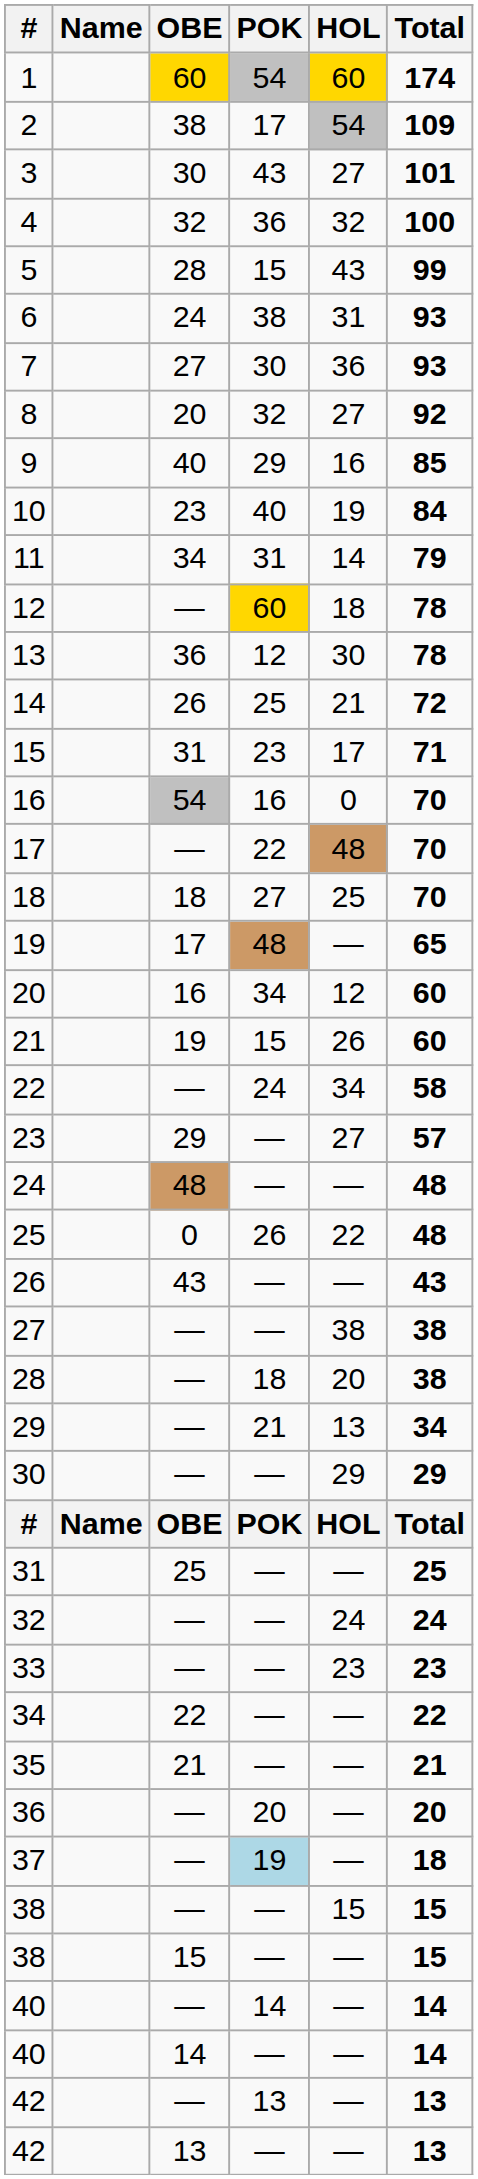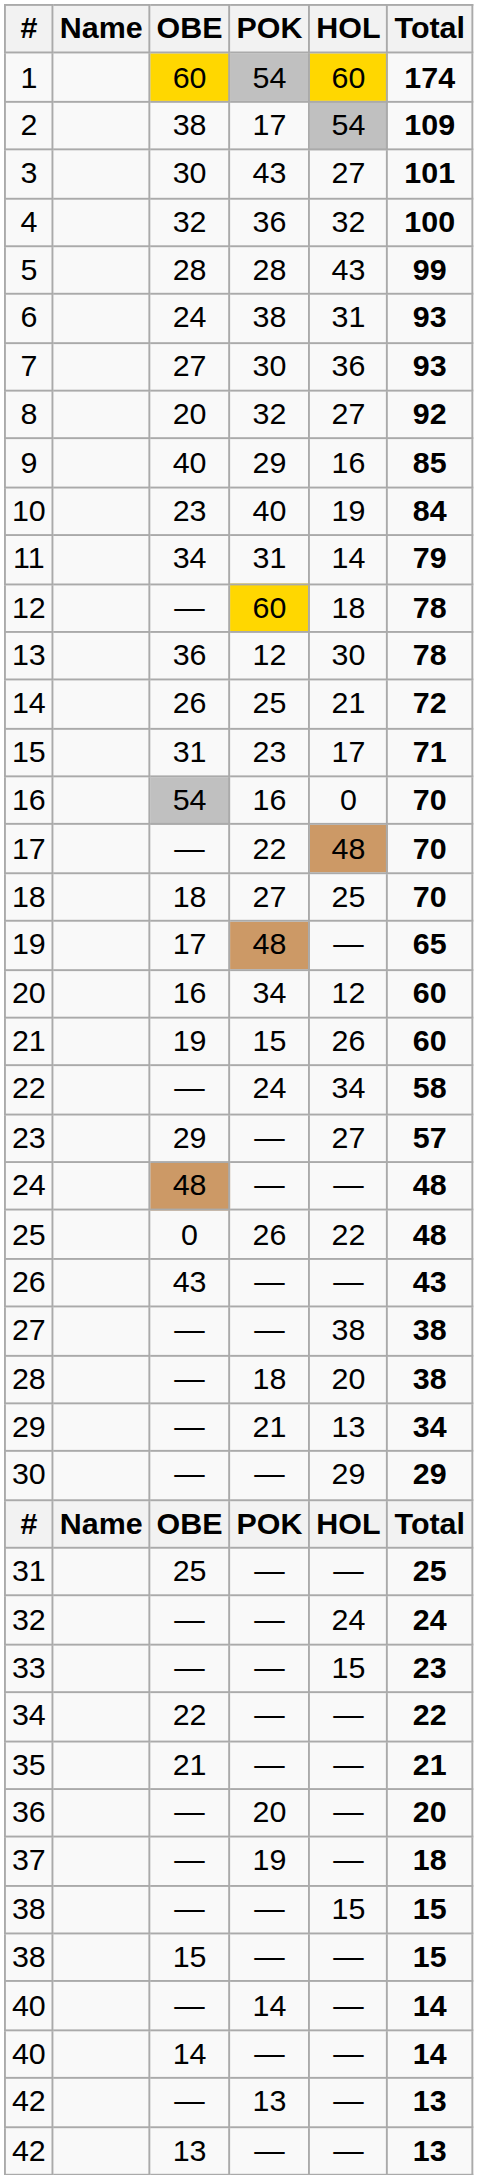(269, 269) 15 -> (269, 269) 28
(348, 1667) 23 -> (348, 1667) 15
(269, 1860) lightblue background -> (269, 1860) no background
